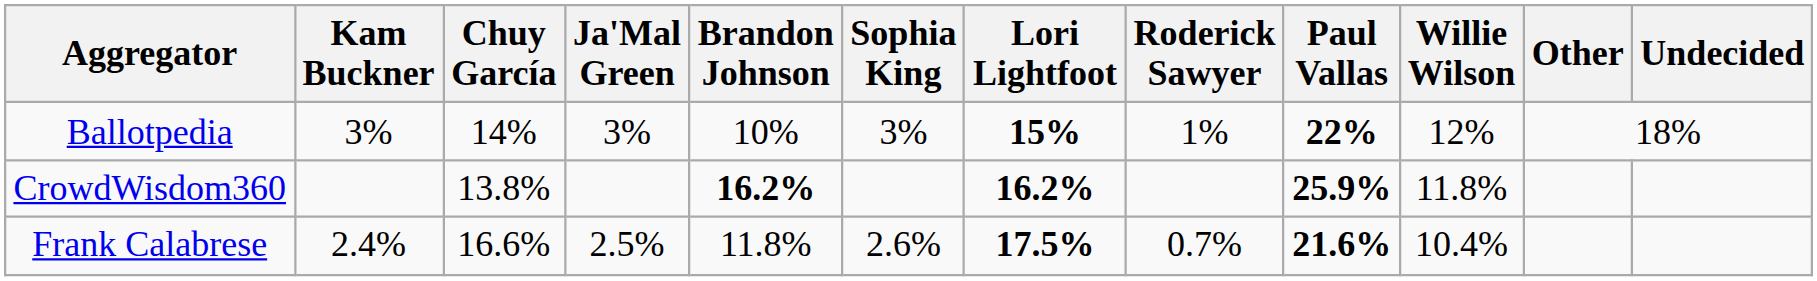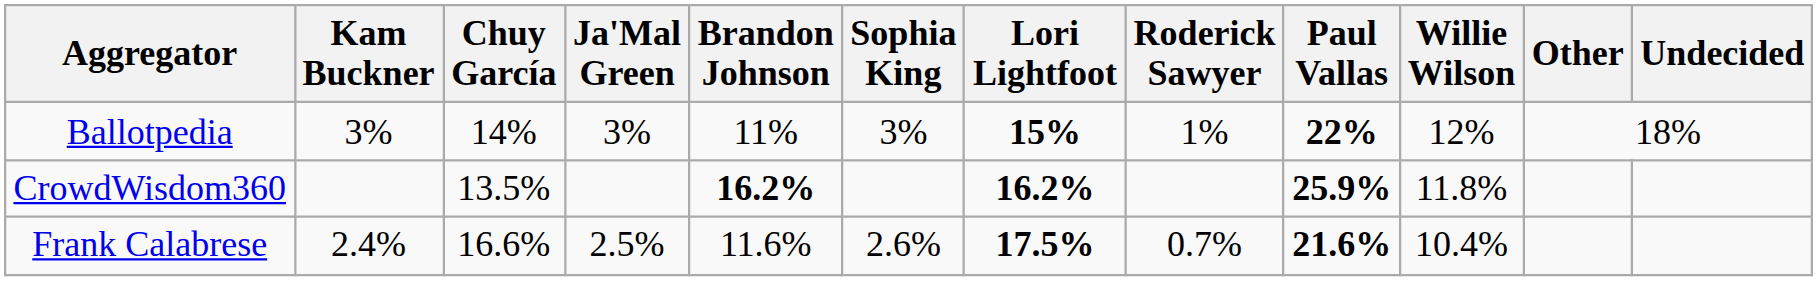(766, 130) 10% -> (766, 130) 11%
(504, 187) 13.8% -> (504, 187) 13.5%
(766, 244) 11.8% -> (766, 244) 11.6%
